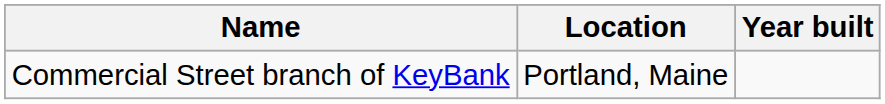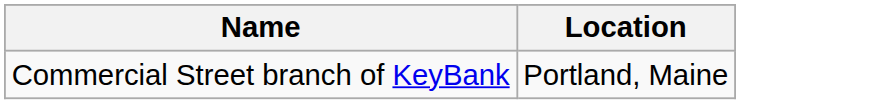- column: (808, 27)
